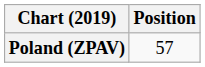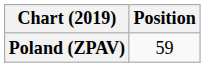(165, 47) 57 -> (165, 47) 59
